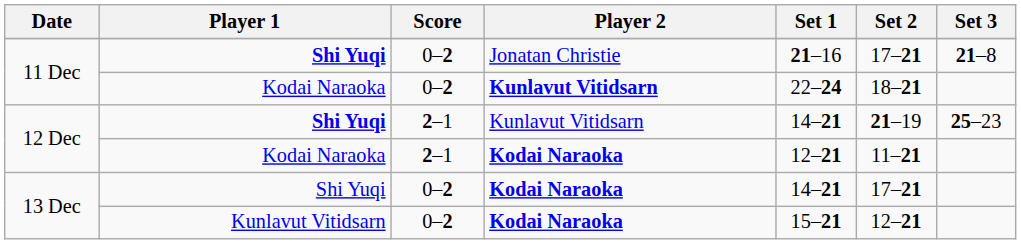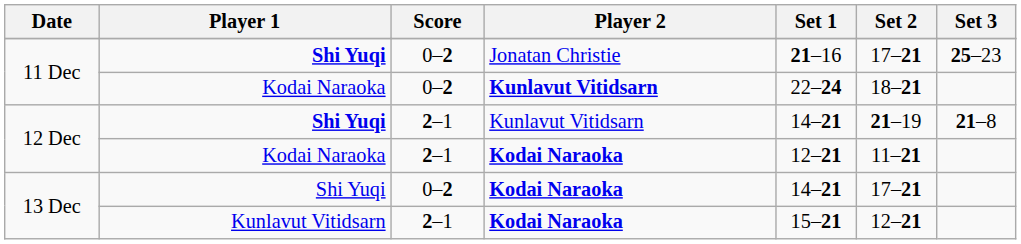(976, 55) 21–8 -> (976, 55) 25–23
(976, 122) 25–23 -> (976, 122) 21–8
(437, 222) 0–2 -> (437, 222) 2–1
